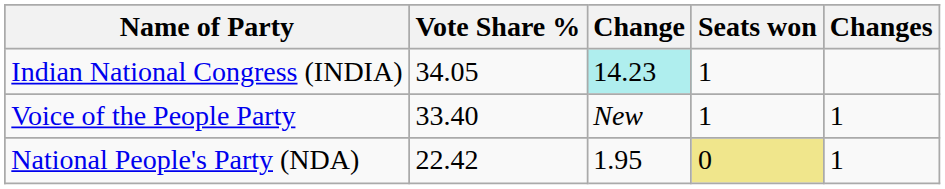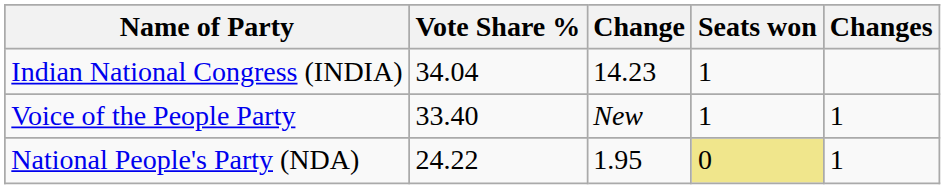(447, 71) 34.05 -> (447, 71) 34.04
(625, 71) paleturquoise background -> (625, 71) no background
(447, 159) 22.42 -> (447, 159) 24.22
